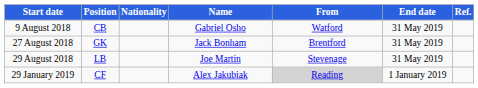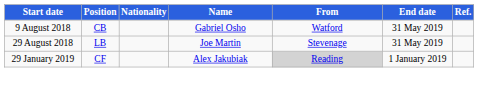- row: (43, 44)
